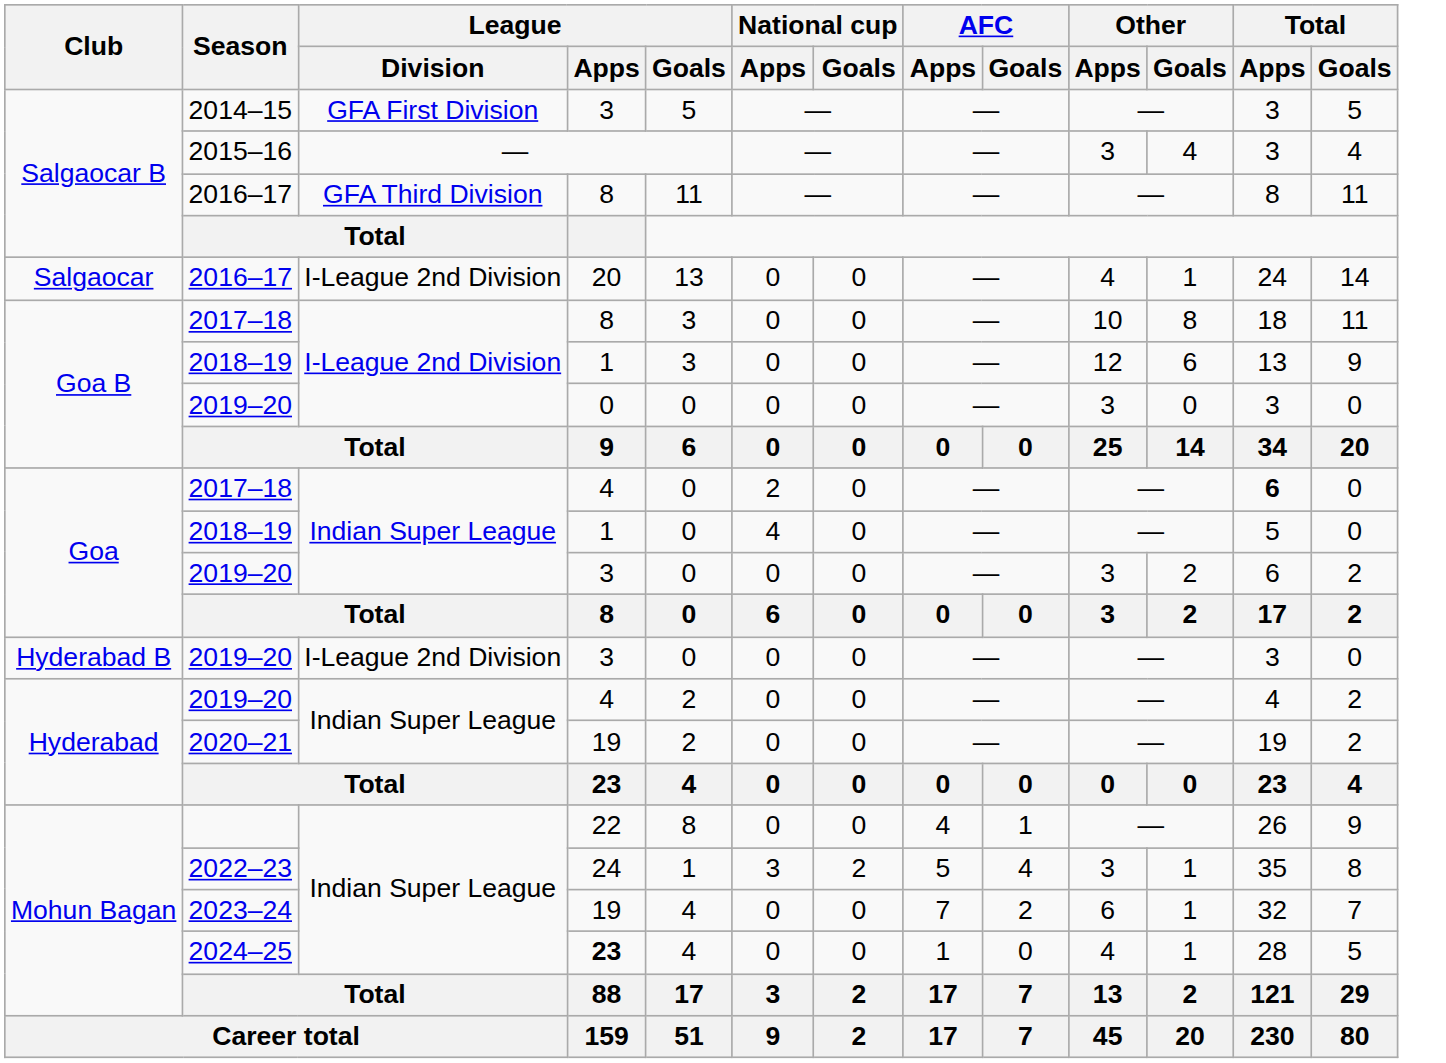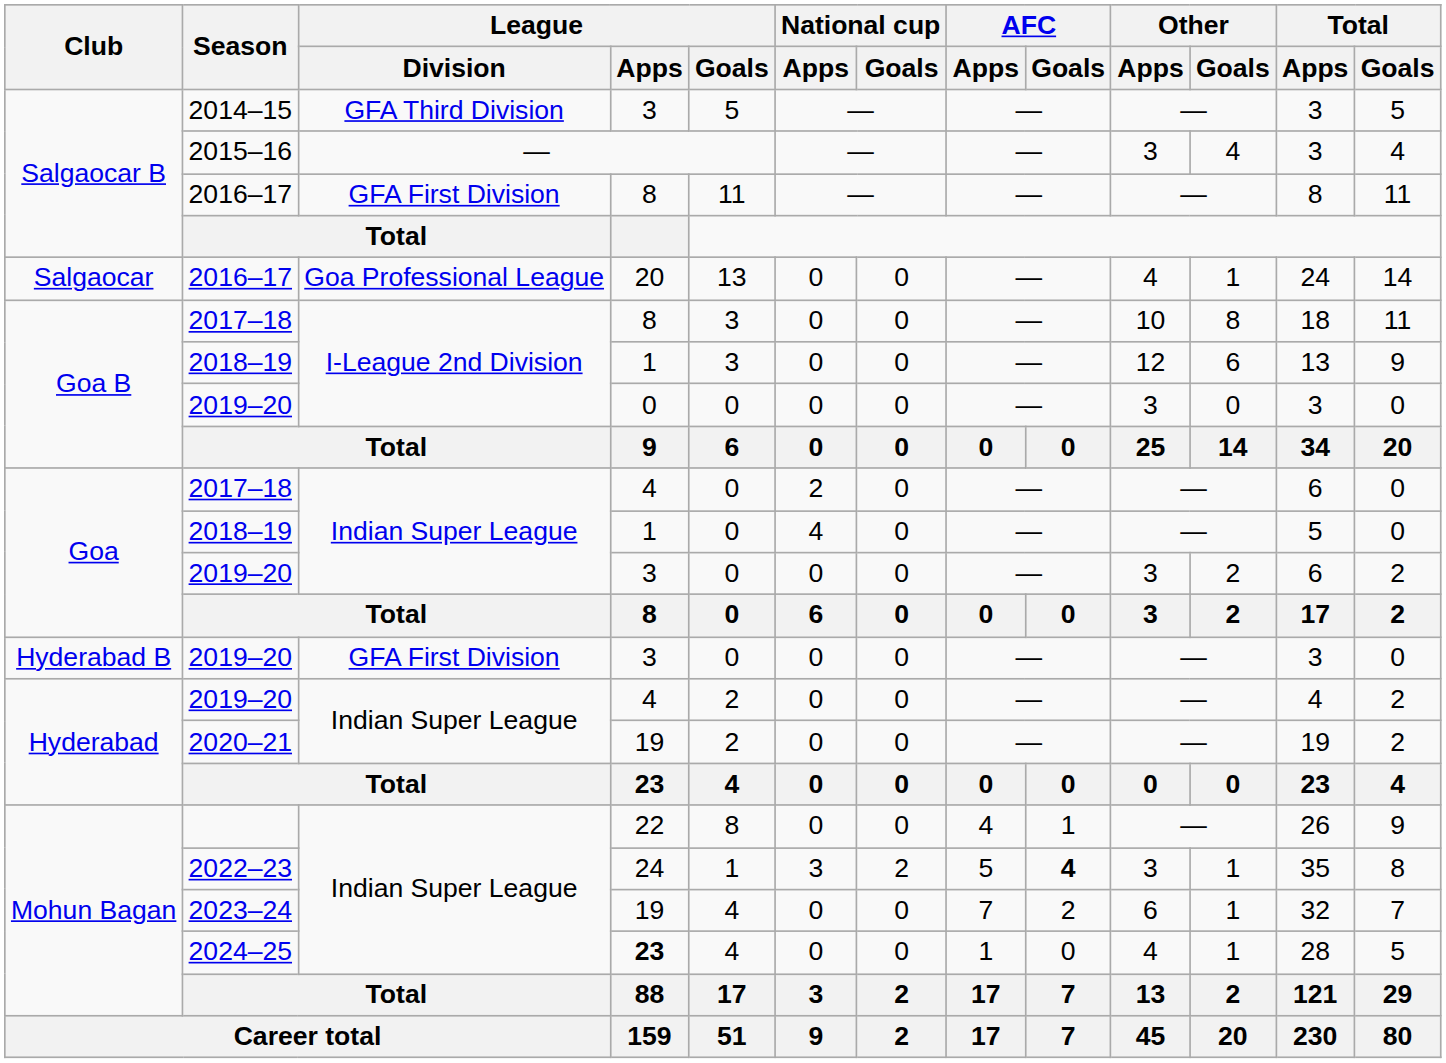(433, 109) GFA First Division -> (454, 109) GFA Third Division
(433, 194) GFA Third Division -> (454, 194) GFA First Division
(433, 278) I-League 2nd Division -> (454, 278) Goa Professional League
(1272, 488) bold -> (1315, 488) normal
(433, 657) I-League 2nd Division -> (454, 657) GFA First Division
(1025, 868) normal -> (1068, 868) bold
